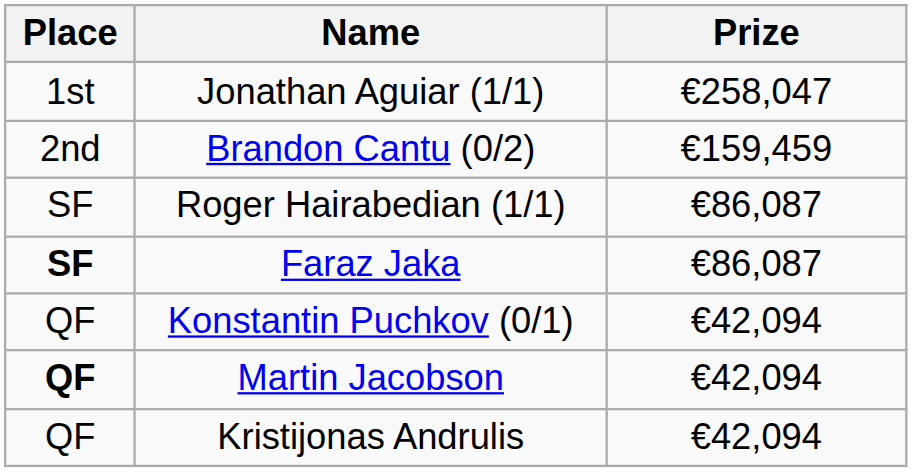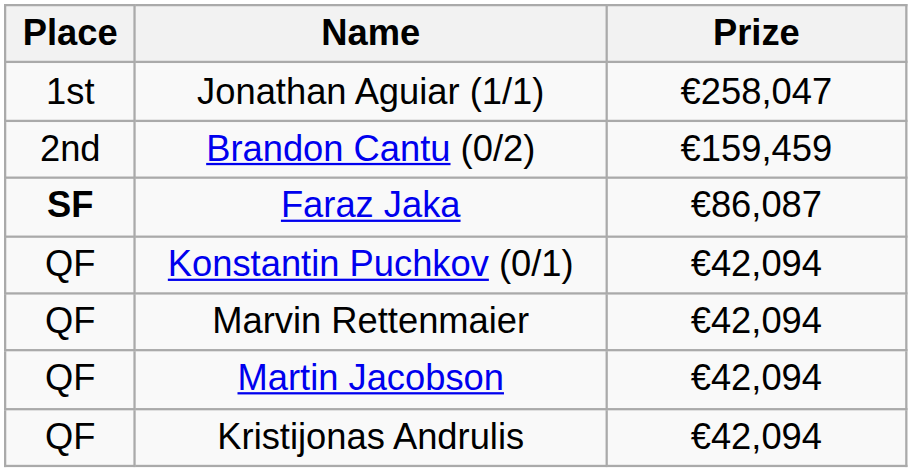- row: (371, 206)
+ row: (371, 321)
(70, 378) bold -> (70, 378) normal
